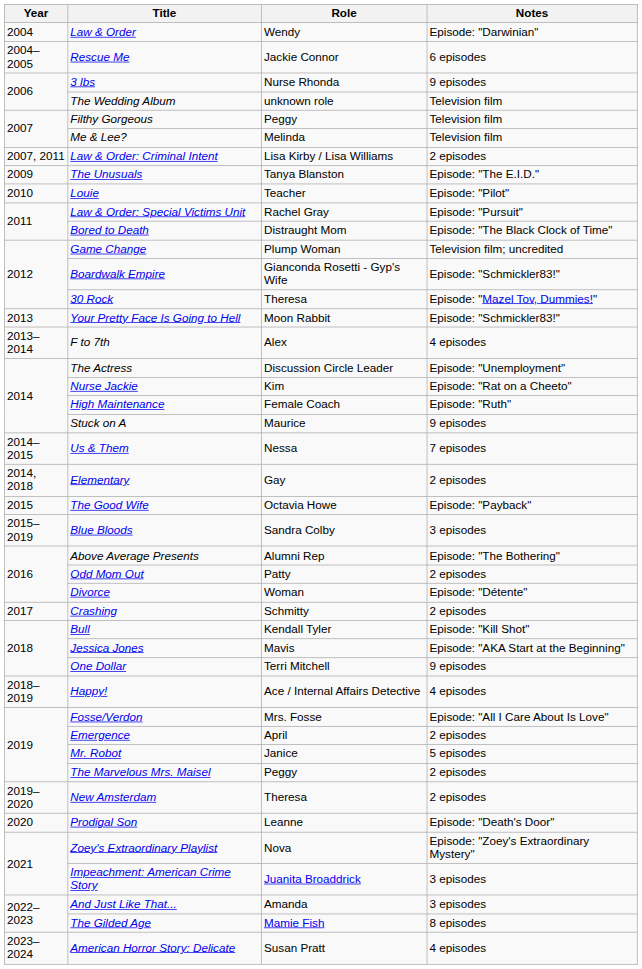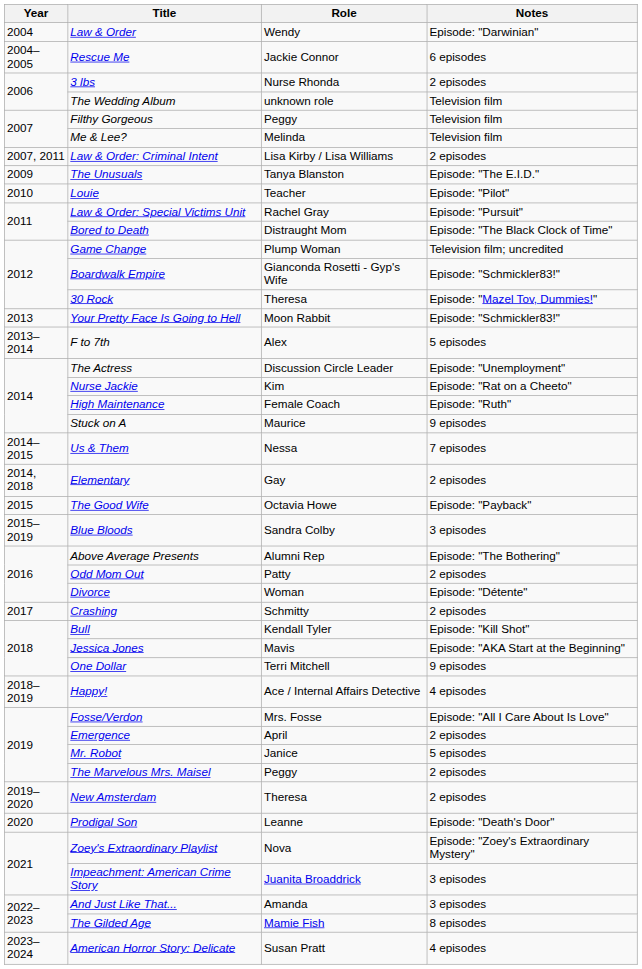(458, 82) 9 episodes -> (458, 82) 2 episodes
(458, 342) 4 episodes -> (458, 342) 5 episodes
